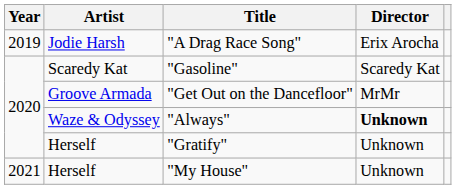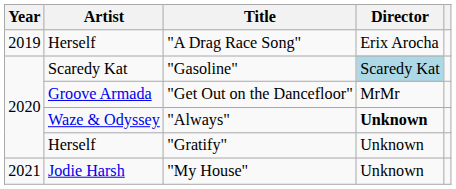(86, 42) Jodie Harsh -> (72, 42) Herself
(400, 68) no background -> (400, 68) lightblue background
(72, 171) Herself -> (86, 171) Jodie Harsh
